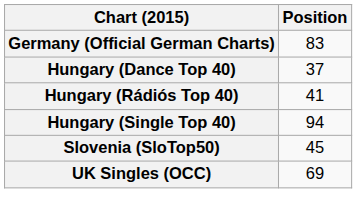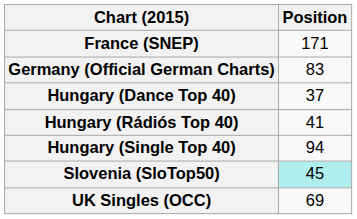+ row: (142, 43)
(315, 148) no background -> (315, 174) paleturquoise background
